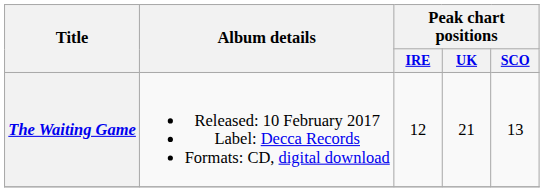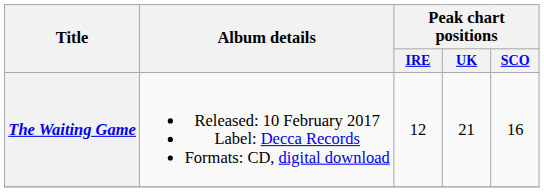(515, 129) 13 -> (515, 129) 16
